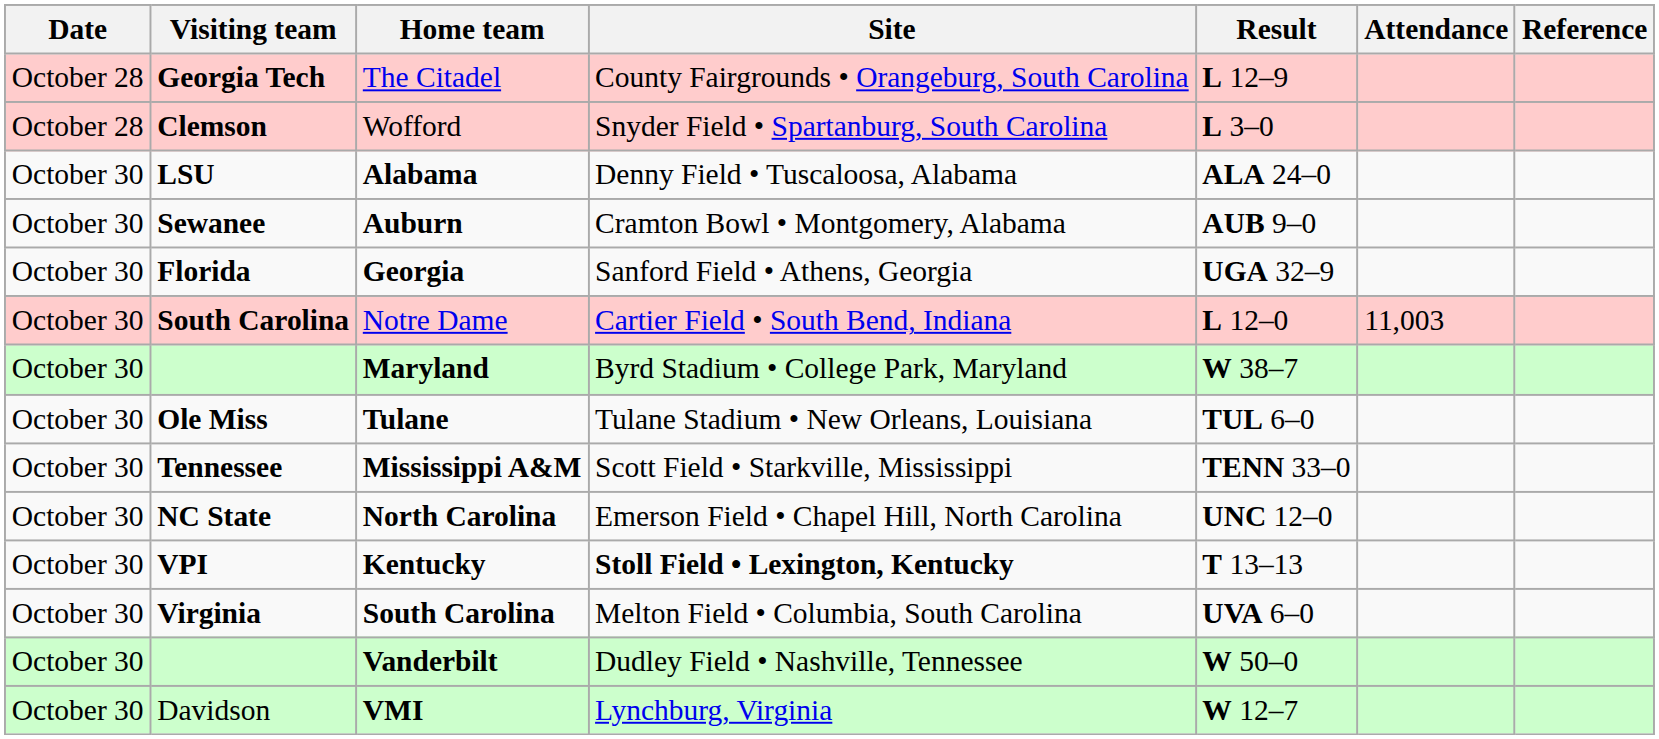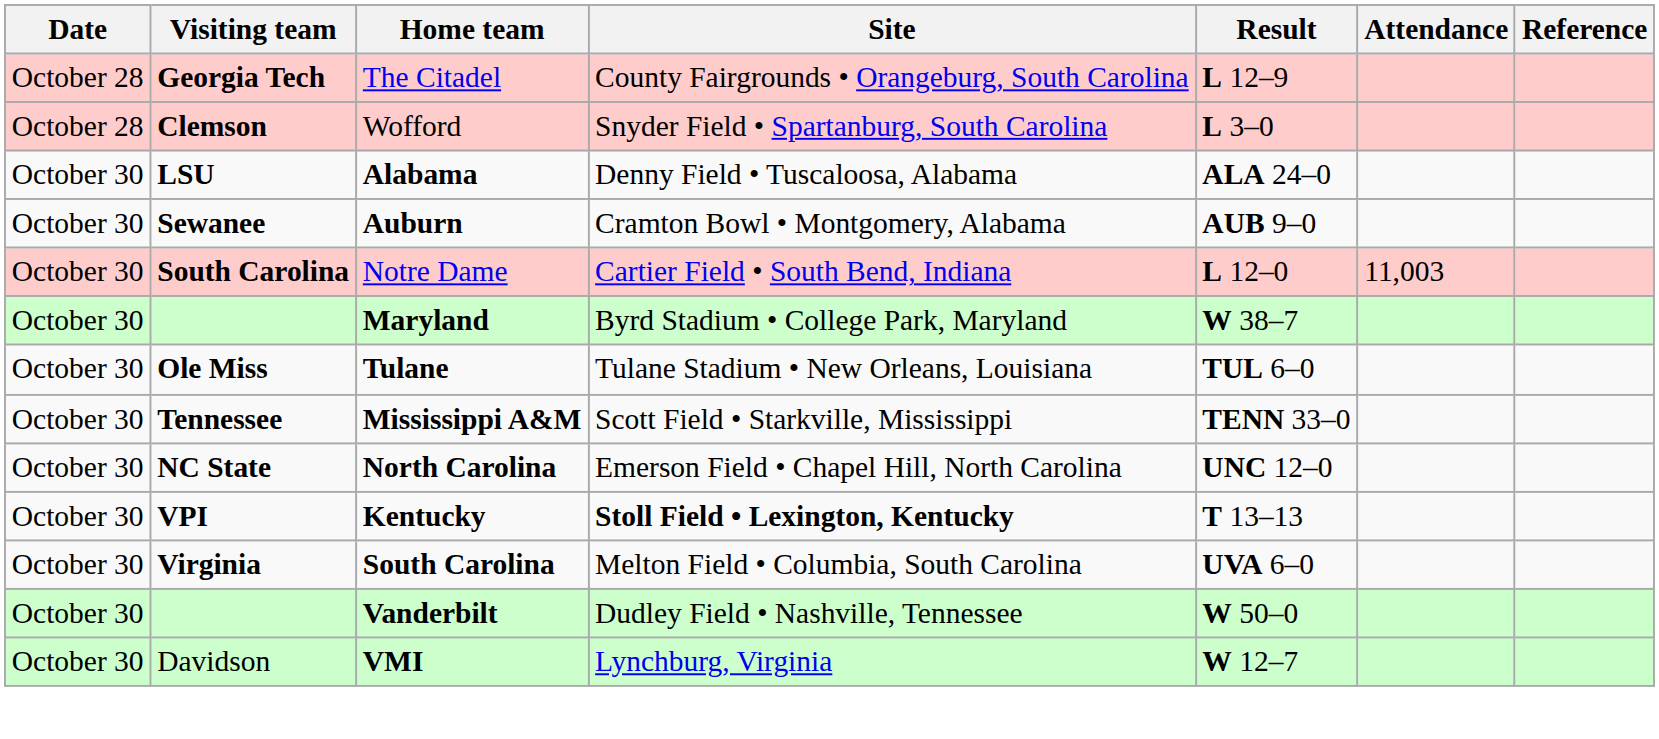- row: (414, 272)
